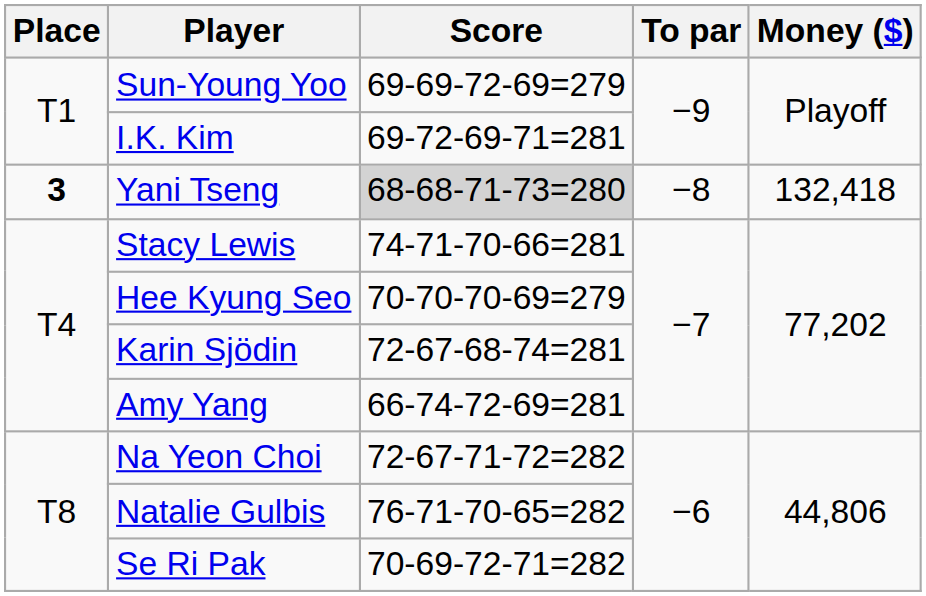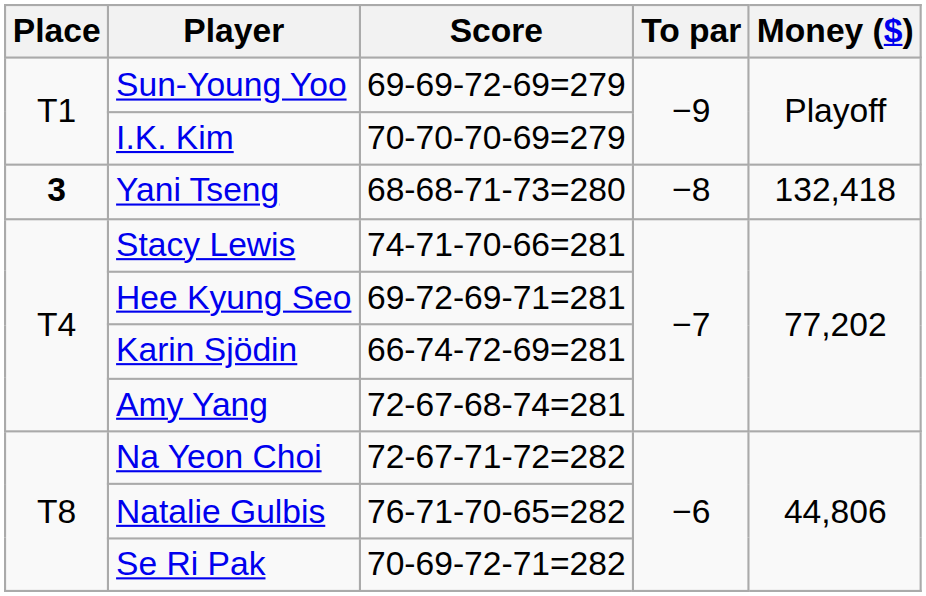(496, 137) 69-72-69-71=281 -> (496, 137) 70-70-70-69=279
(496, 191) lightgrey background -> (496, 191) no background
(496, 297) 70-70-70-69=279 -> (496, 297) 69-72-69-71=281
(496, 350) 72-67-68-74=281 -> (496, 350) 66-74-72-69=281
(496, 404) 66-74-72-69=281 -> (496, 404) 72-67-68-74=281
